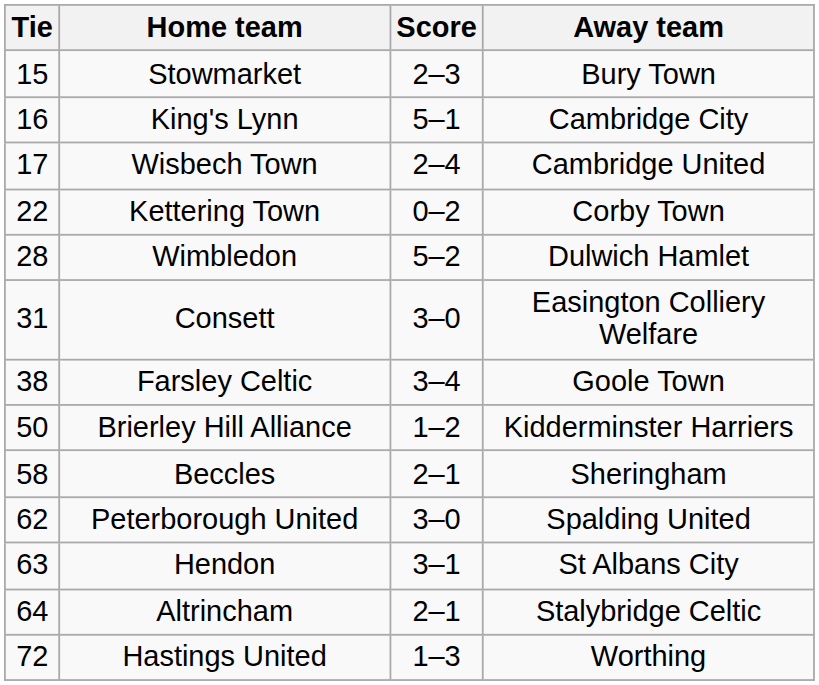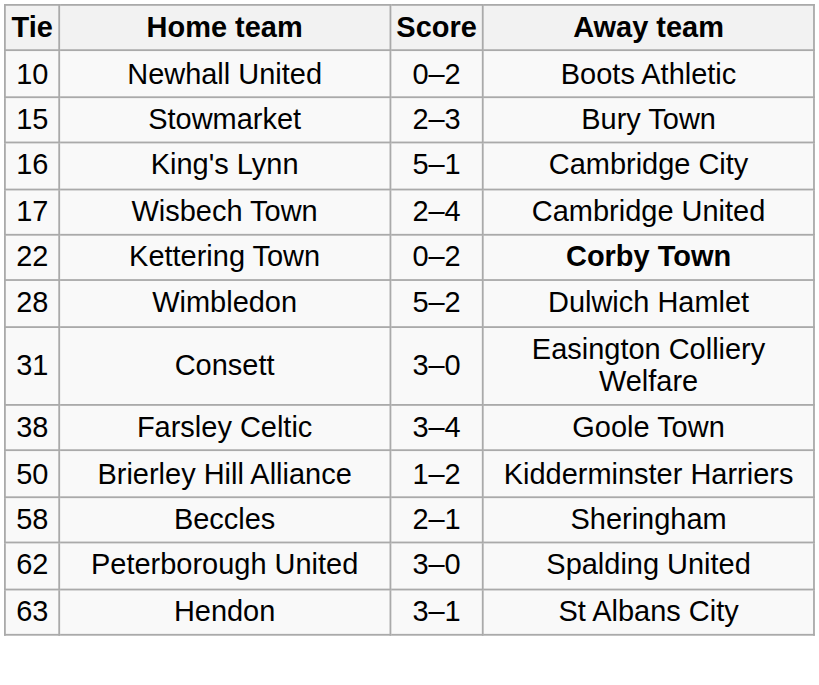+ row: (225, 73)
(649, 211) normal -> (649, 257) bold
- row: (225, 611)
- row: (225, 657)
